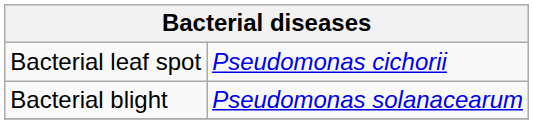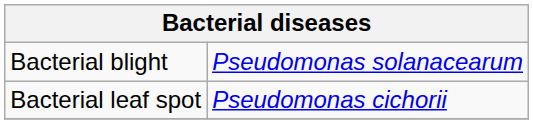rows swapped: (89, 99) <-> (106, 61)
